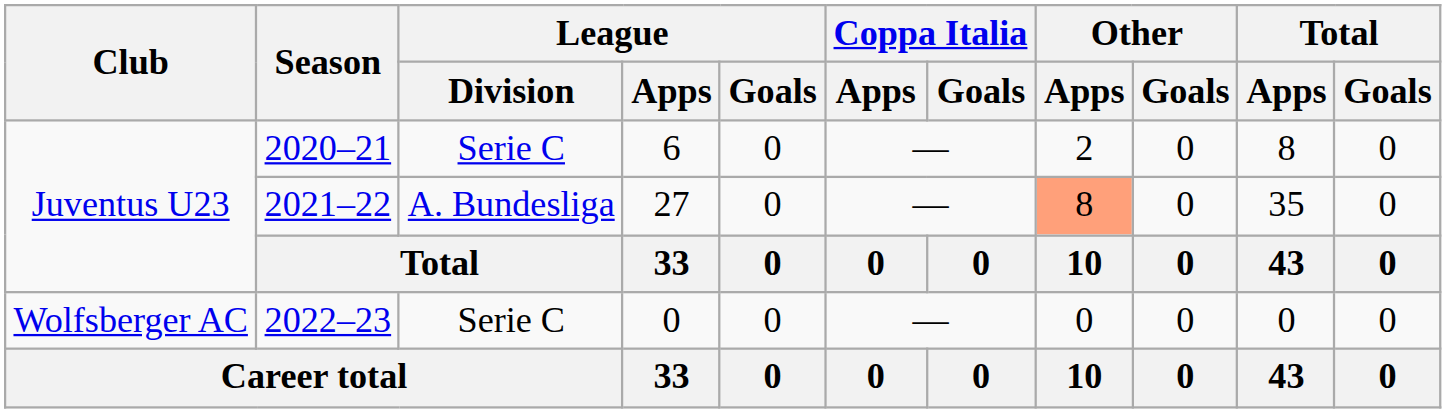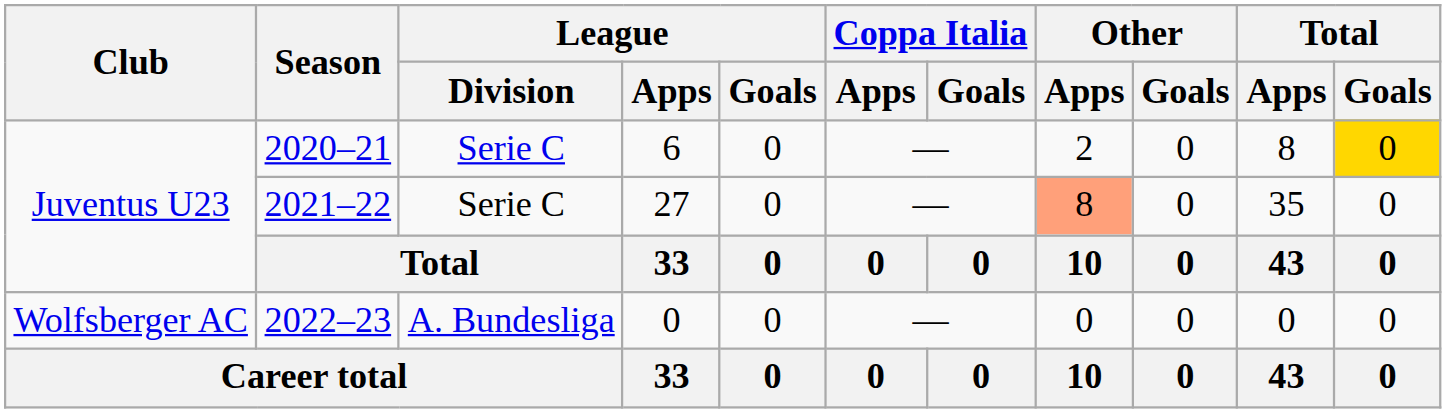(1388, 147) no background -> (1388, 147) gold background
(511, 205) A. Bundesliga -> (511, 205) Serie C
(511, 319) Serie C -> (511, 319) A. Bundesliga
